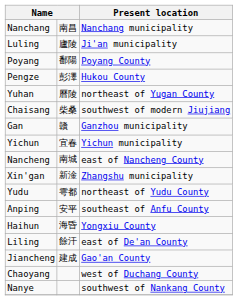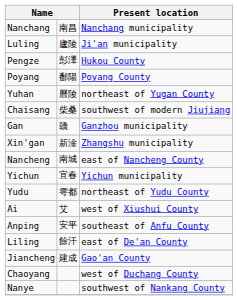rows swapped: (23, 77) <-> (23, 61)
rows swapped: (26, 176) <-> (23, 143)
+ row: (13, 209)
- row: (23, 225)
